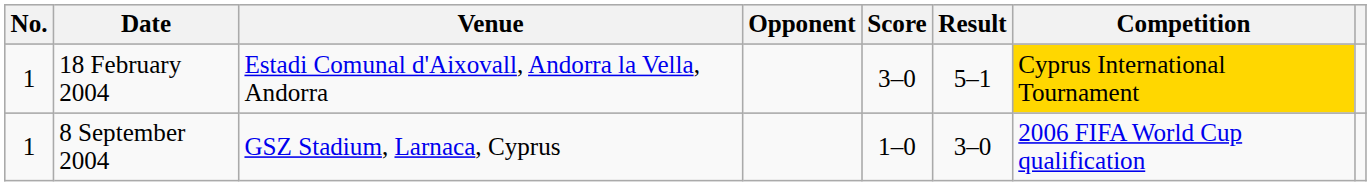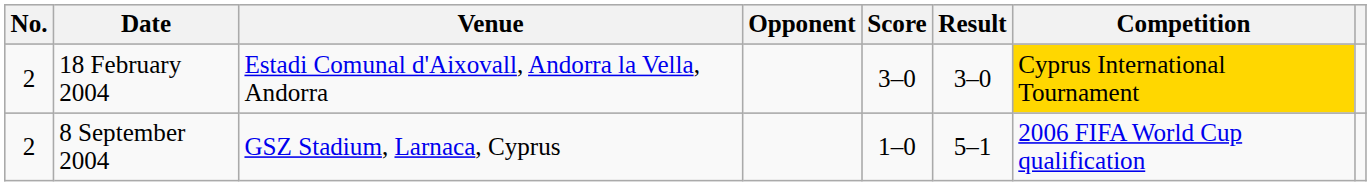(29, 78) 1 -> (29, 78) 2
(973, 78) 5–1 -> (973, 78) 3–0
(29, 146) 1 -> (29, 146) 2
(973, 146) 3–0 -> (973, 146) 5–1
